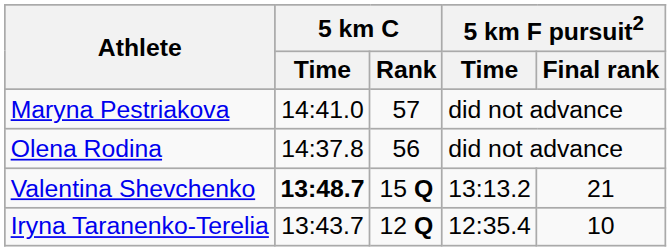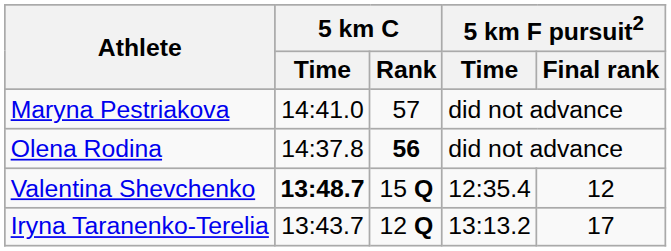(406, 149) normal -> (406, 149) bold
(490, 188) 13:13.2 -> (490, 188) 12:35.4
(601, 188) 21 -> (601, 188) 12
(490, 227) 12:35.4 -> (490, 227) 13:13.2
(601, 227) 10 -> (601, 227) 17
